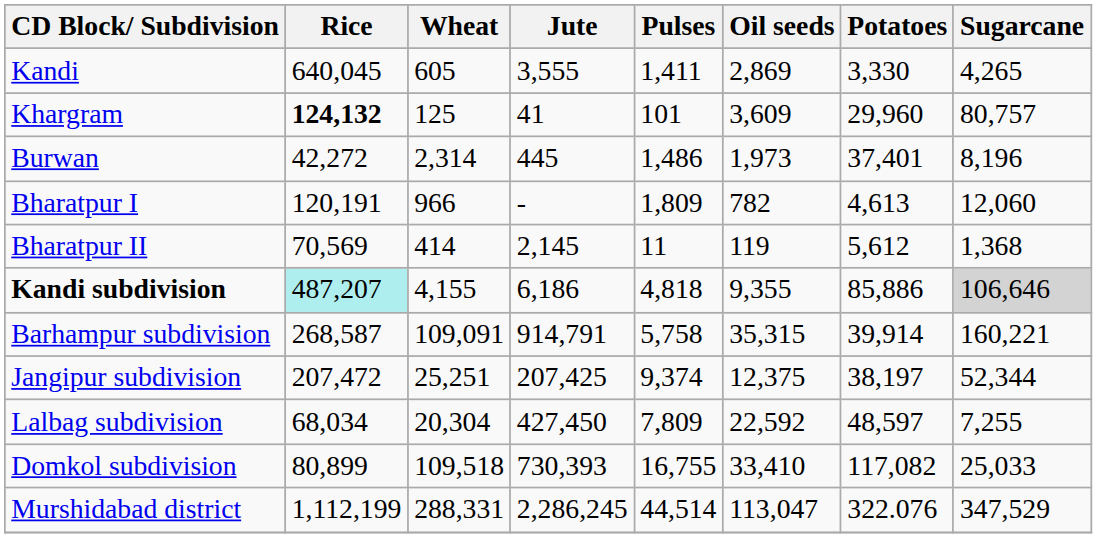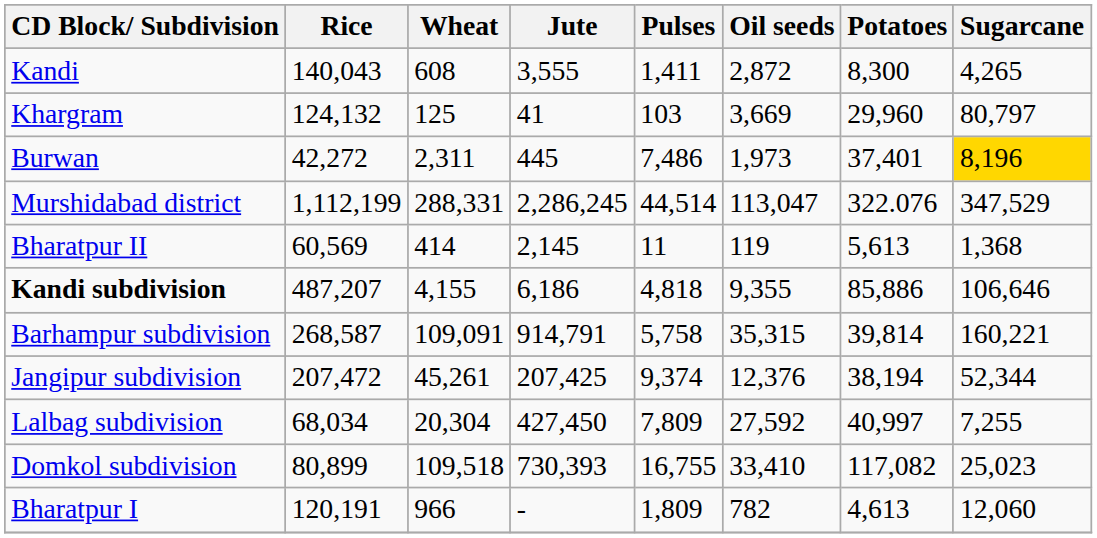(337, 70) 640,045 -> (337, 70) 140,043
(435, 70) 605 -> (435, 70) 608
(760, 70) 2,869 -> (760, 70) 2,872
(878, 70) 3,330 -> (878, 70) 8,300
(337, 114) bold -> (337, 114) normal
(661, 114) 101 -> (661, 114) 103
(760, 114) 3,609 -> (760, 114) 3,669
(998, 114) 80,757 -> (998, 114) 80,797
(445, 158) 2,314 -> (445, 158) 2,311
(671, 158) 1,486 -> (671, 158) 7,486
(991, 158) no background -> (991, 158) gold background
rows swapped: (75, 202) <-> (126, 509)
(330, 245) 70,569 -> (330, 245) 60,569
(878, 245) 5,612 -> (878, 245) 5,613
(337, 289) paleturquoise background -> (337, 289) no background
(1005, 289) lightgrey background -> (1005, 289) no background
(885, 333) 39,914 -> (885, 333) 39,814
(452, 377) 25,251 -> (452, 377) 45,261
(767, 377) 12,375 -> (767, 377) 12,376
(885, 377) 38,197 -> (885, 377) 38,194
(767, 421) 22,592 -> (767, 421) 27,592
(885, 421) 48,597 -> (885, 421) 40,997
(998, 465) 25,033 -> (998, 465) 25,023
